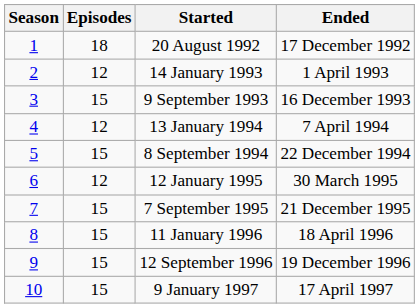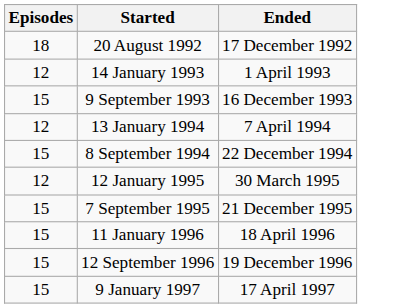- column: (34, 18)
